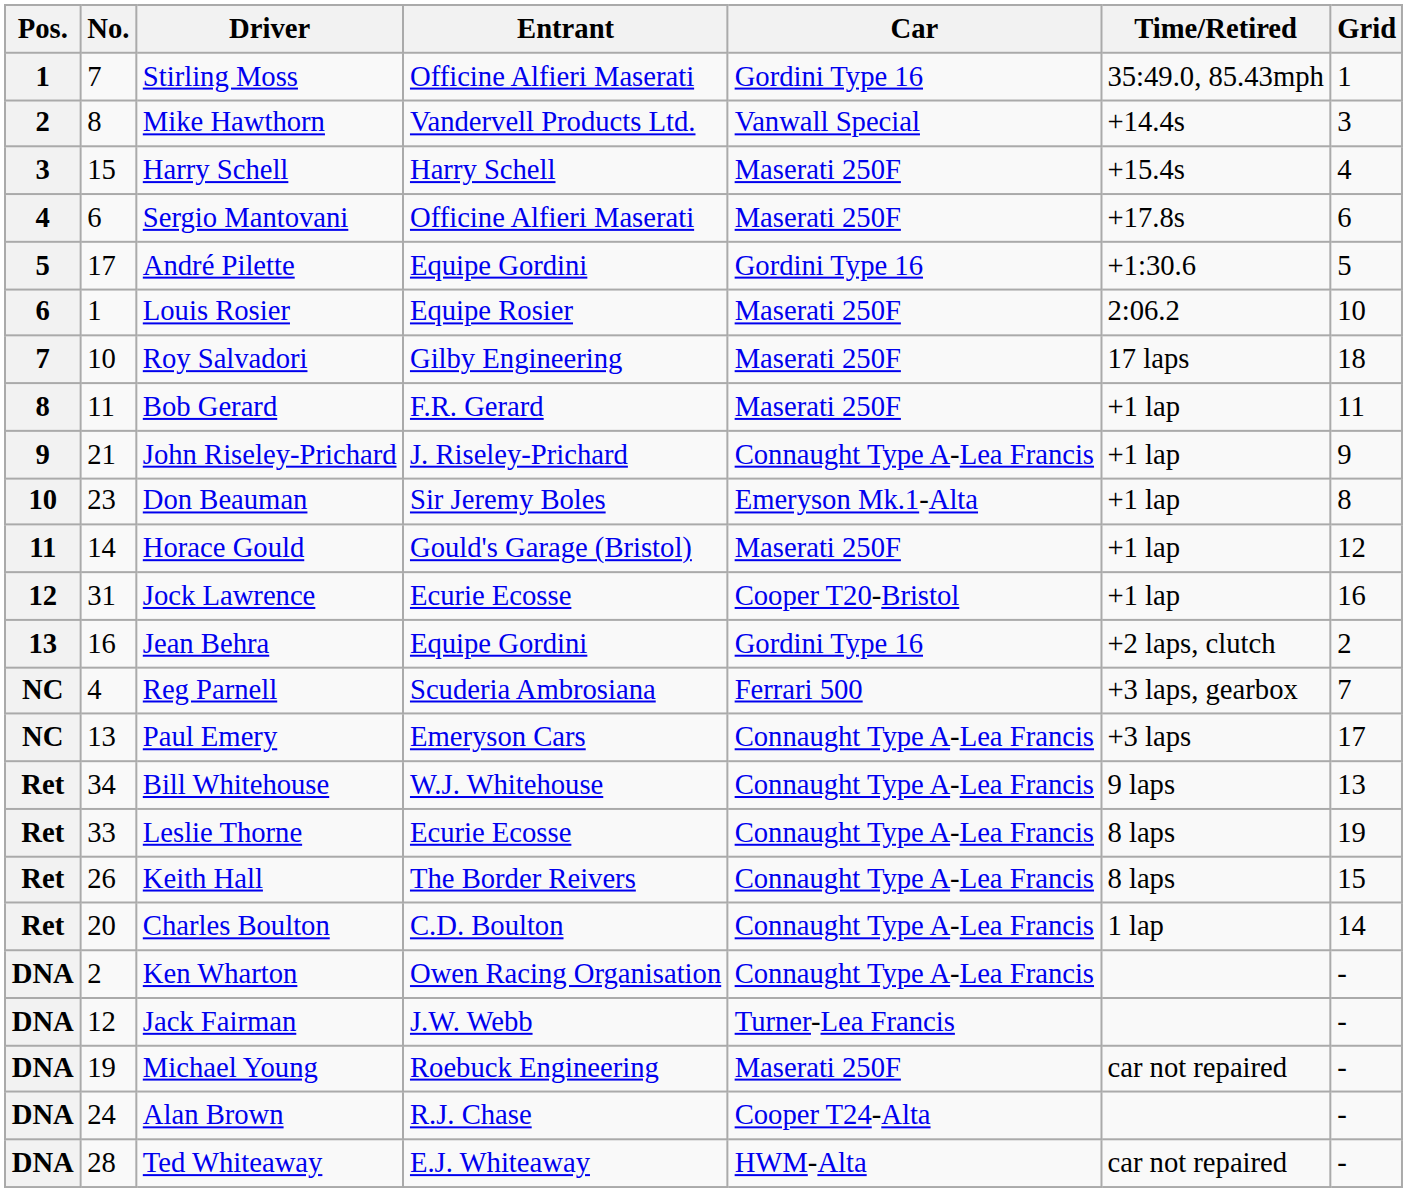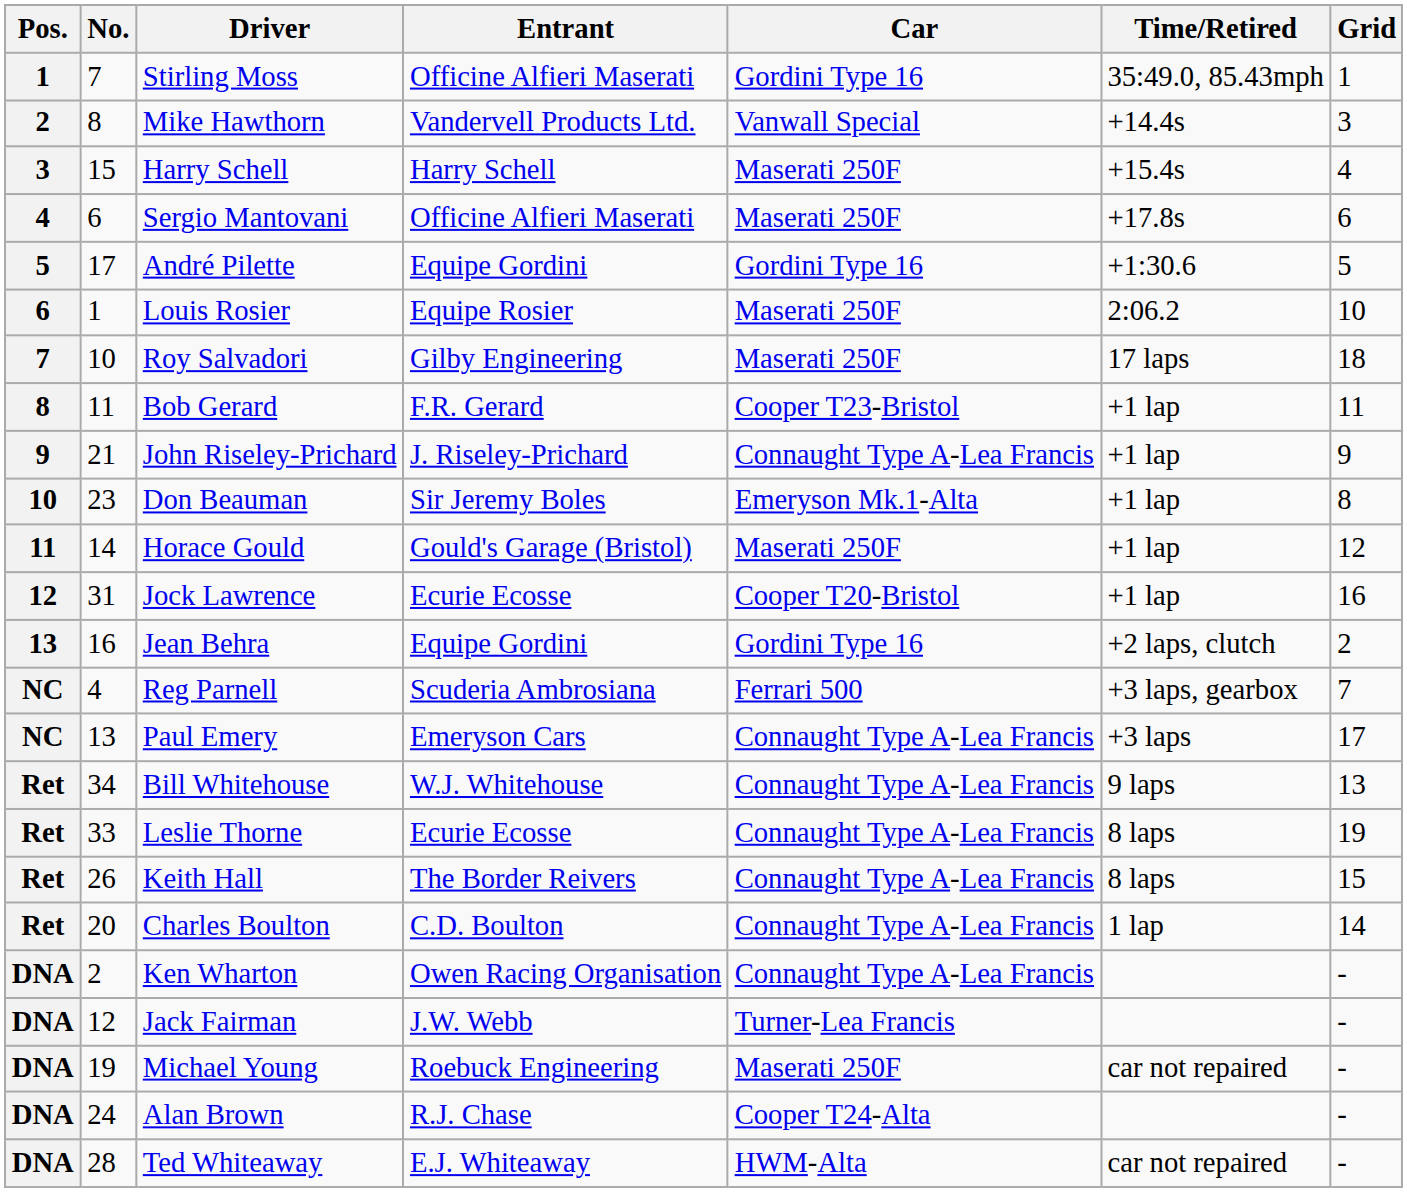(818, 406) Maserati 250F -> (847, 406) Cooper T23-Bristol
